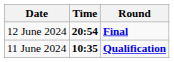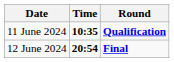rows swapped: (37, 48) <-> (37, 31)
